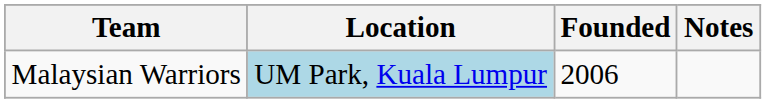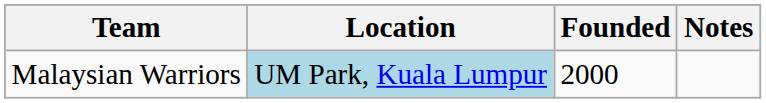(590, 73) 2006 -> (590, 73) 2000
